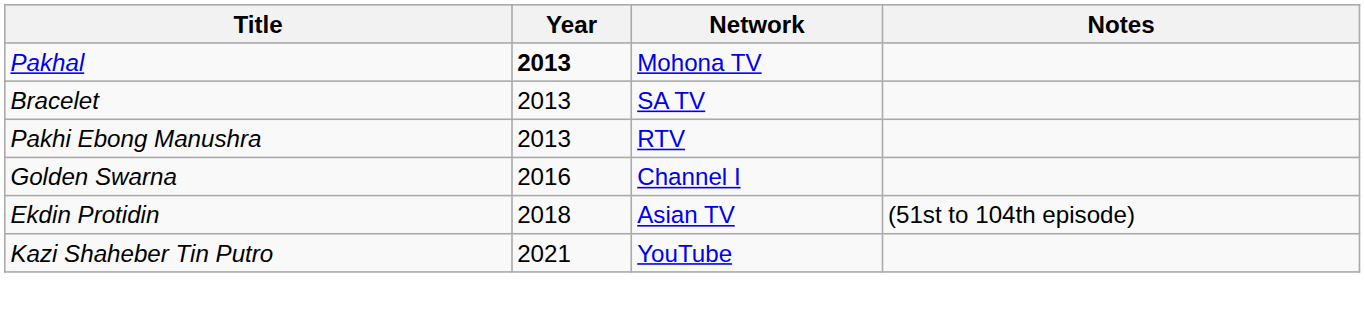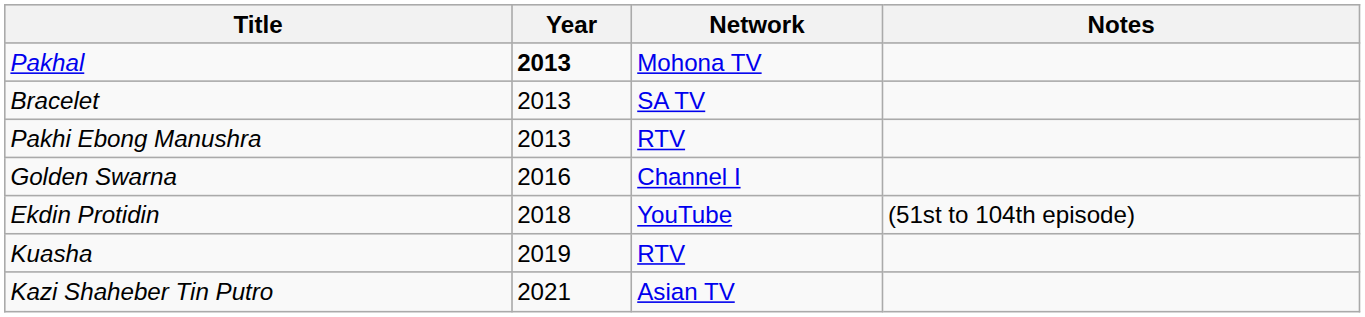(686, 215) Asian TV -> (685, 215) YouTube
+ row: (51, 254)
(685, 254) YouTube -> (686, 292) Asian TV
